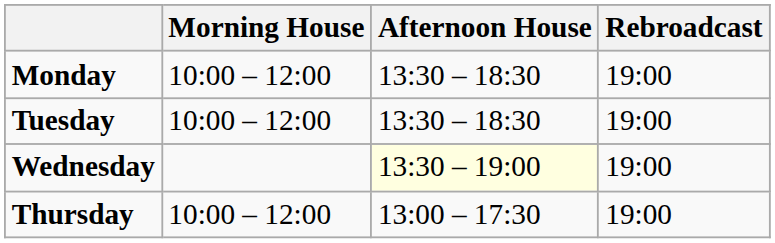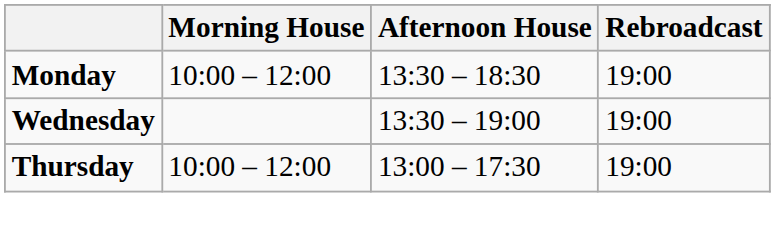- row: (63, 120)
(459, 167) lightyellow background -> (459, 120) no background
